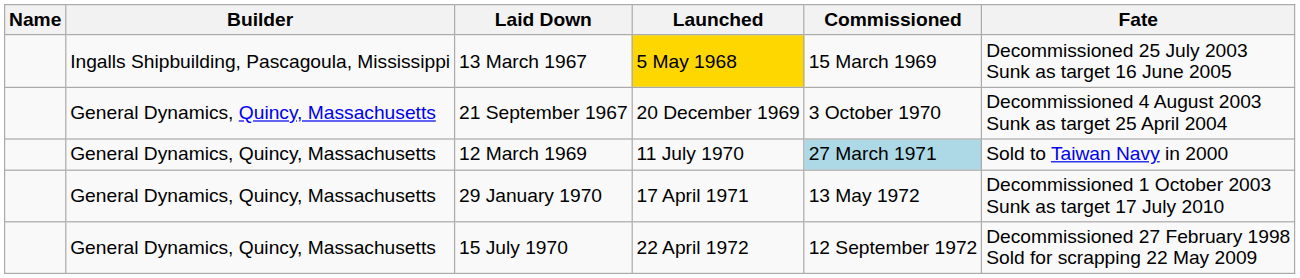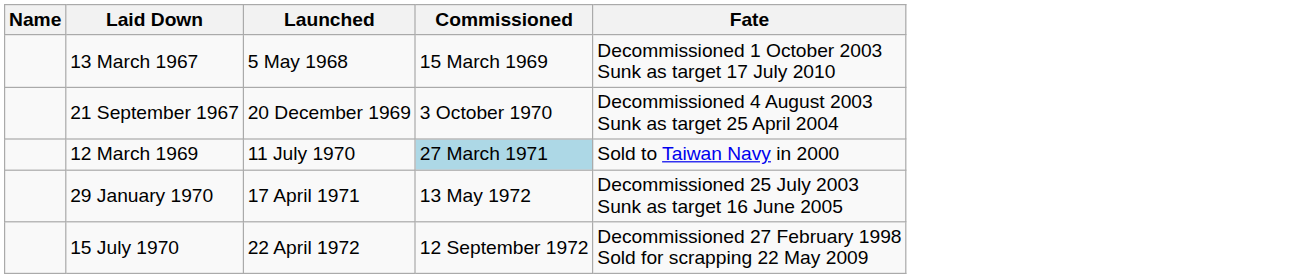- column: (260, 19)
(687, 60) gold background -> (298, 60) no background
(1117, 60) Decommissioned 25 July 2003 Sunk as target 16 June 2005 -> (740, 60) Decommissioned 1 October 2003 Sunk as target 17 July 2010
(1129, 195) Decommissioned 1 October 2003 Sunk as target 17 July 2010 -> (728, 195) Decommissioned 25 July 2003 Sunk as target 16 June 2005
